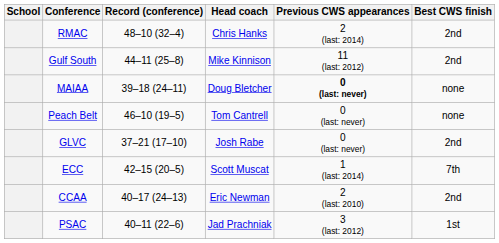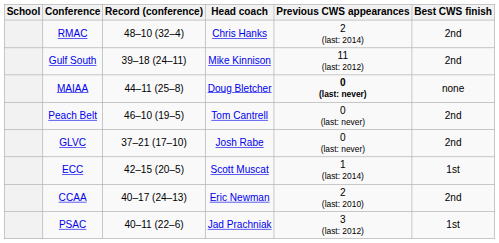(154, 61) 44–11 (25–8) -> (154, 61) 39–18 (24–11)
(154, 88) 39–18 (24–11) -> (154, 88) 44–11 (25–8)
(453, 116) none -> (453, 116) 2nd
(453, 170) 7th -> (453, 170) 1st
